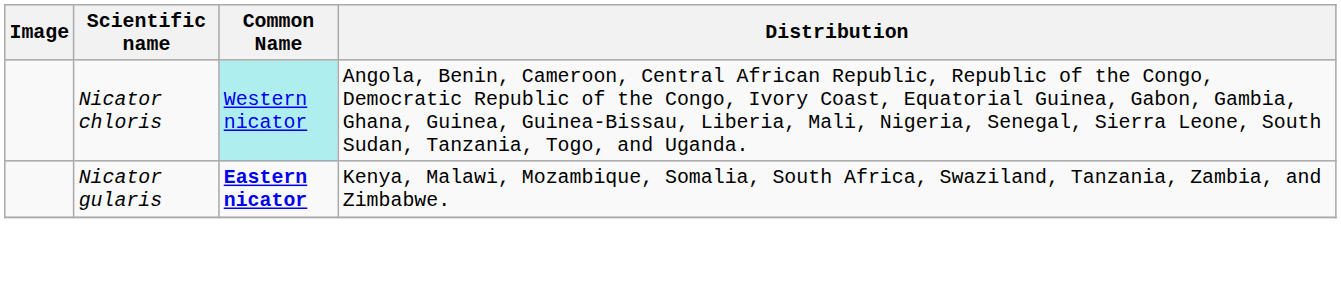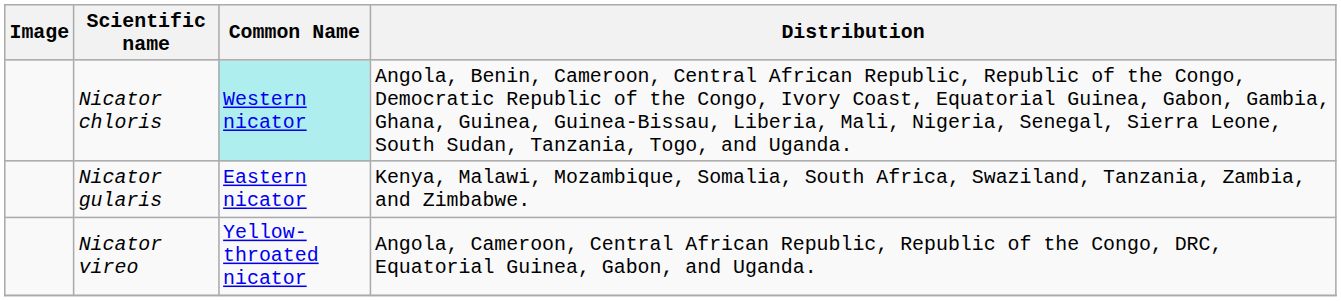(265, 189) bold -> (265, 189) normal
+ row: (120, 256)
